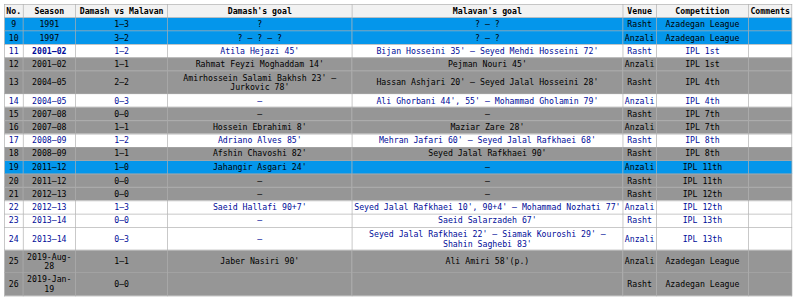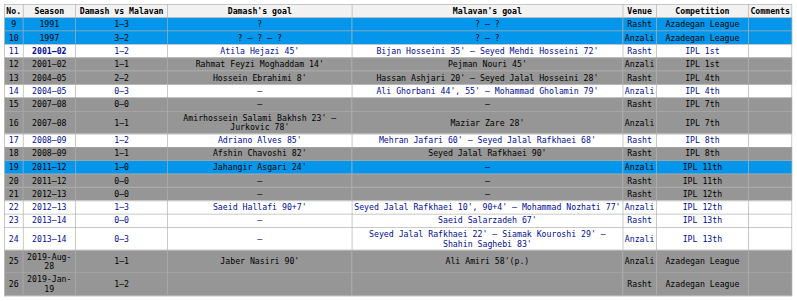(260, 82) Amirhossein Salami Bakhsh 23' – Jurkovic 78' -> (260, 78) Hossein Ebrahimi 8'
(260, 127) Hossein Ebrahimi 8' -> (260, 122) Amirhossein Salami Bakhsh 23' – Jurkovic 78'
(122, 284) 0–0 -> (122, 284) 1–2
